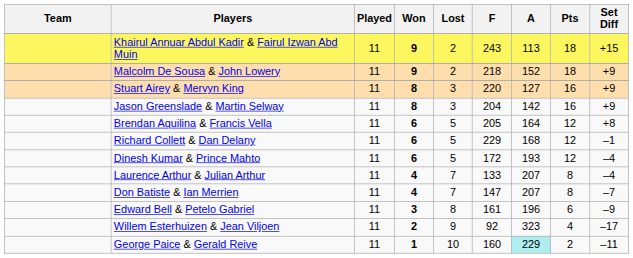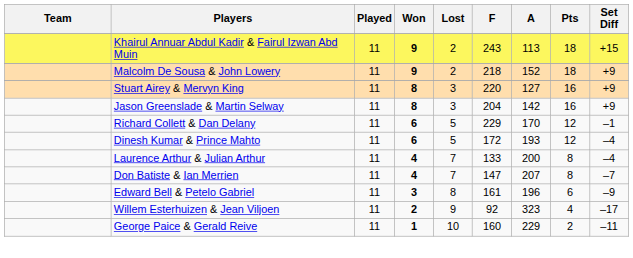- row: (193, 123)
(531, 141) 168 -> (531, 123) 170
(531, 175) 207 -> (531, 158) 200
(531, 244) paleturquoise background -> (531, 227) no background
